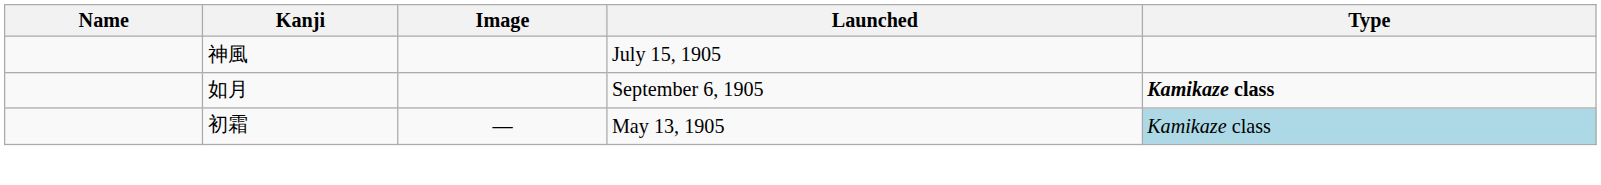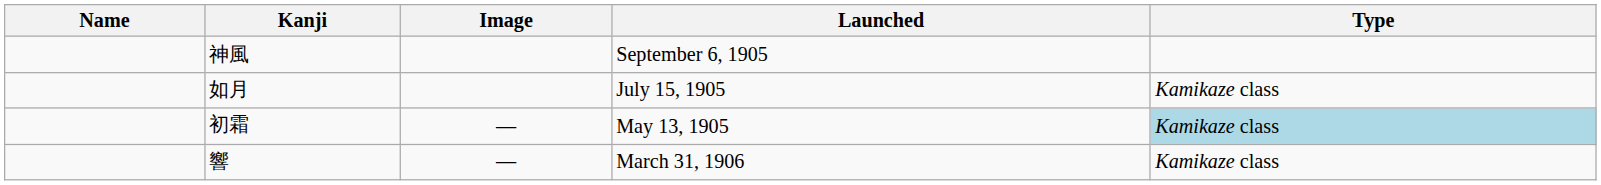(667, 54) July 15, 1905 -> (692, 54) September 6, 1905
(688, 90) September 6, 1905 -> (671, 90) July 15, 1905
(1211, 90) bold -> (1217, 90) normal
+ row: (219, 160)
